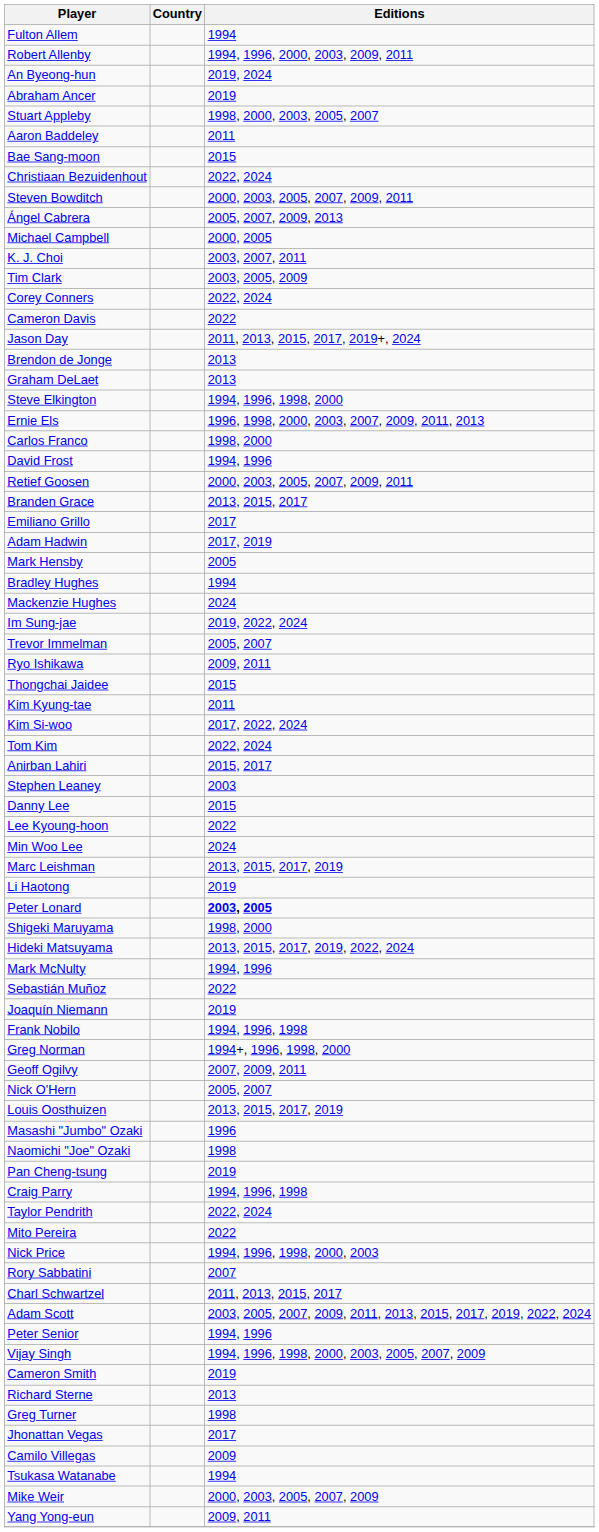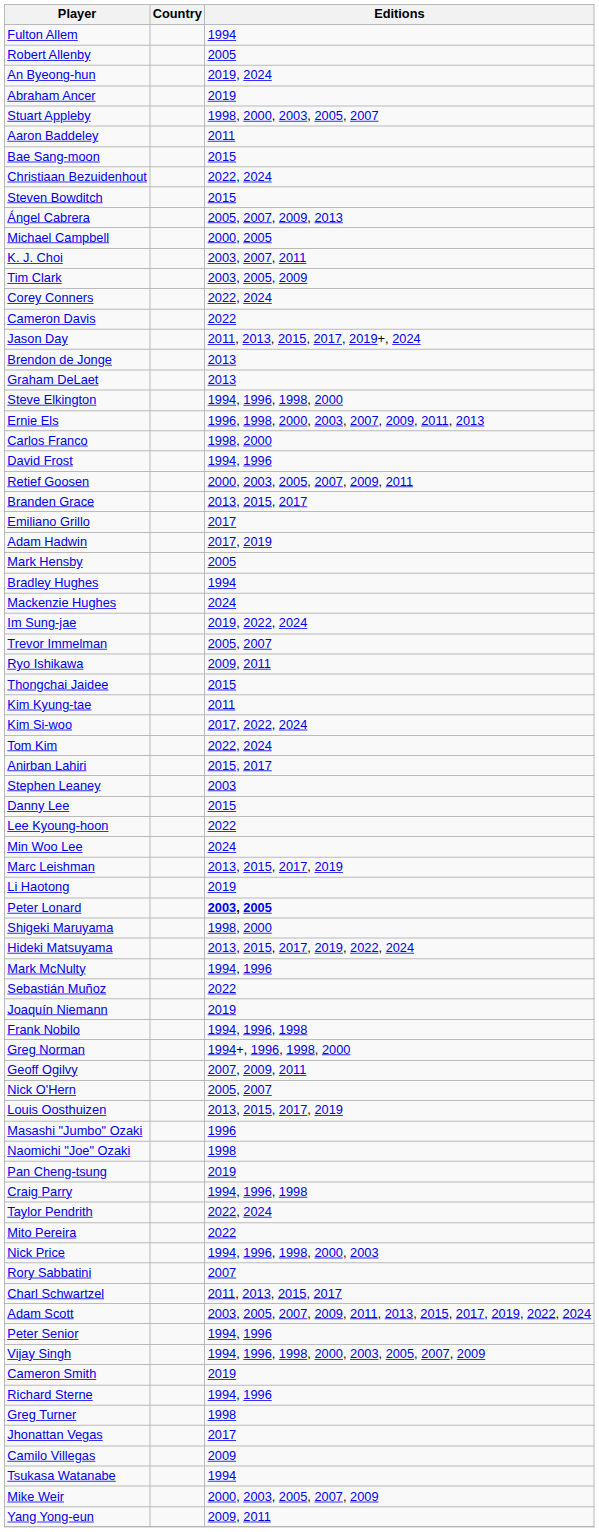(310, 55) 1994, 1996, 2000, 2003, 2009, 2011 -> (222, 55) 2005
(310, 197) 2000, 2003, 2005, 2007, 2009, 2011 -> (222, 197) 2015
(222, 1395) 2013 -> (240, 1395) 1994, 1996
